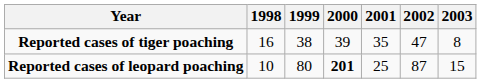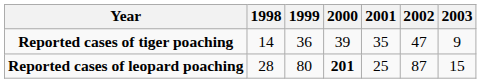(266, 41) 16 -> (266, 41) 14
(304, 41) 38 -> (304, 41) 36
(457, 41) 8 -> (457, 41) 9
(266, 66) 10 -> (266, 66) 28
